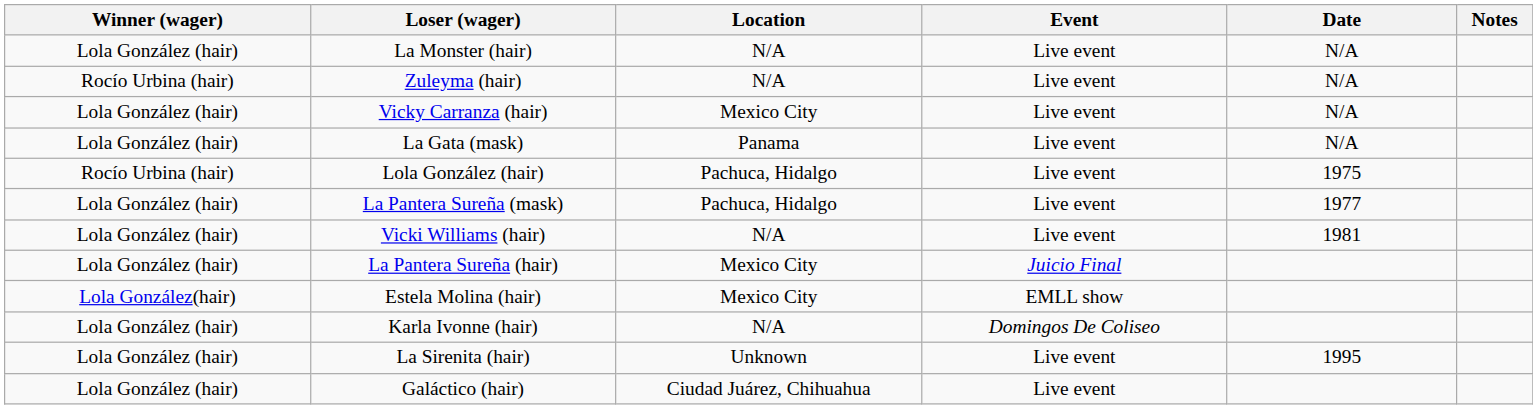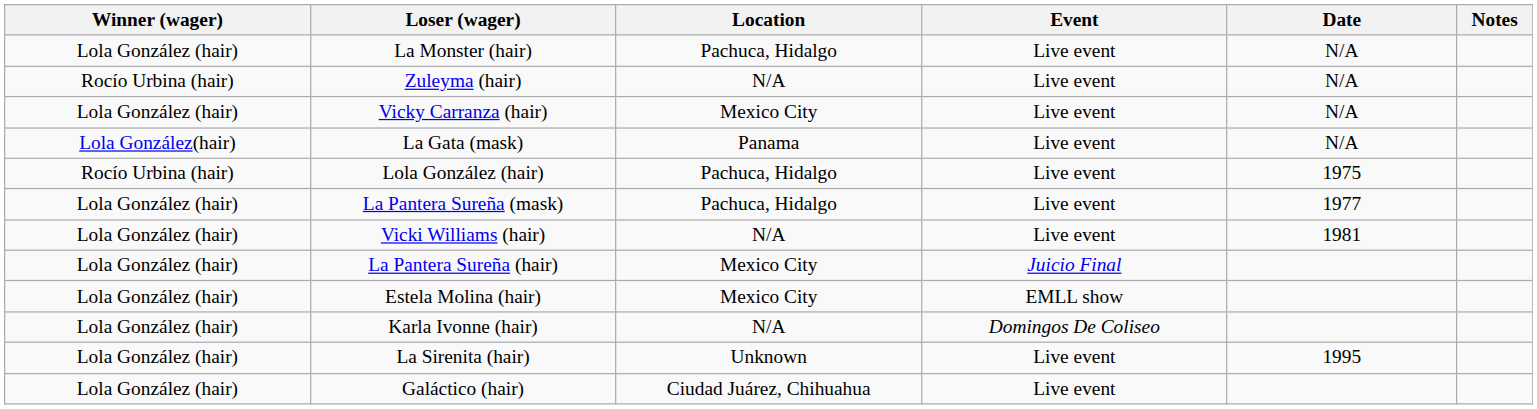(769, 50) N/A -> (769, 50) Pachuca, Hidalgo
(157, 142) Lola González (hair) -> (157, 142) Lola González(hair)
(157, 296) Lola González(hair) -> (157, 296) Lola González (hair)
